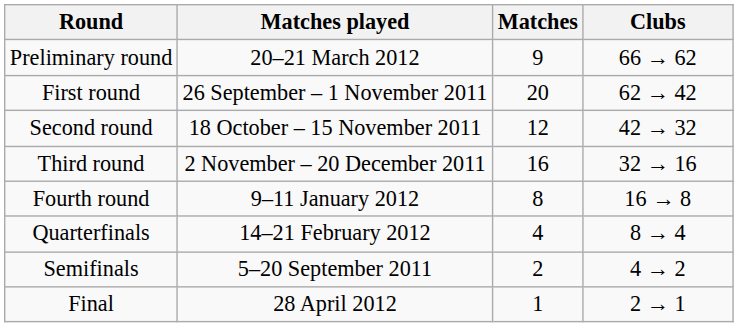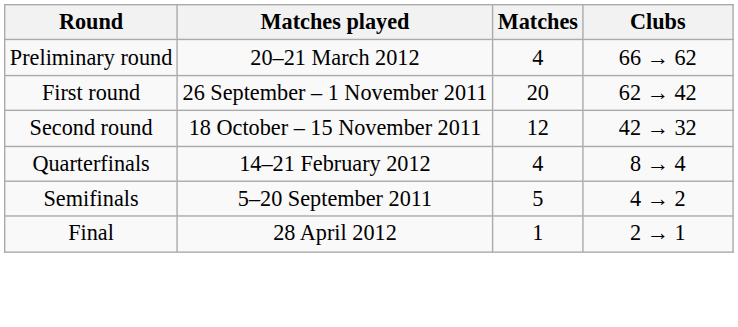(538, 57) 9 -> (538, 57) 4
- row: (91, 163)
- row: (91, 198)
(538, 269) 2 -> (538, 198) 5
